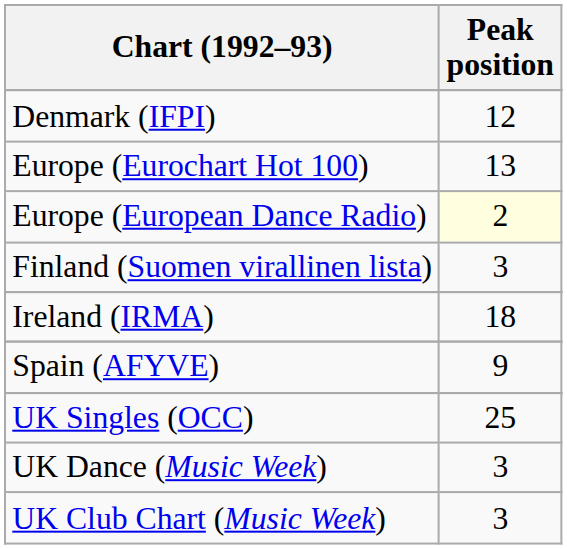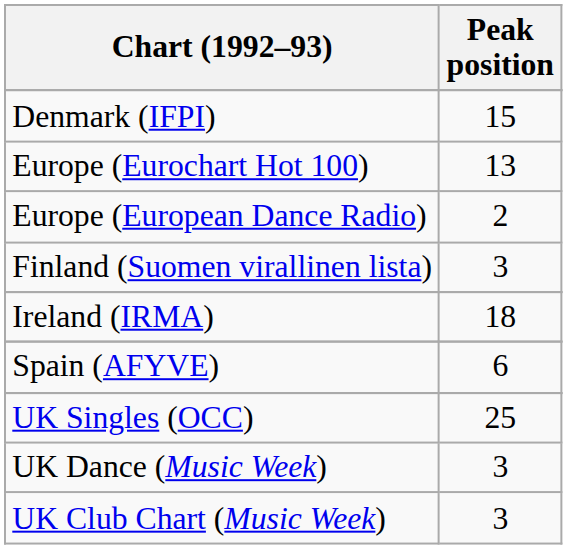(500, 115) 12 -> (500, 115) 15
(500, 215) lightyellow background -> (500, 215) no background
(500, 366) 9 -> (500, 366) 6
